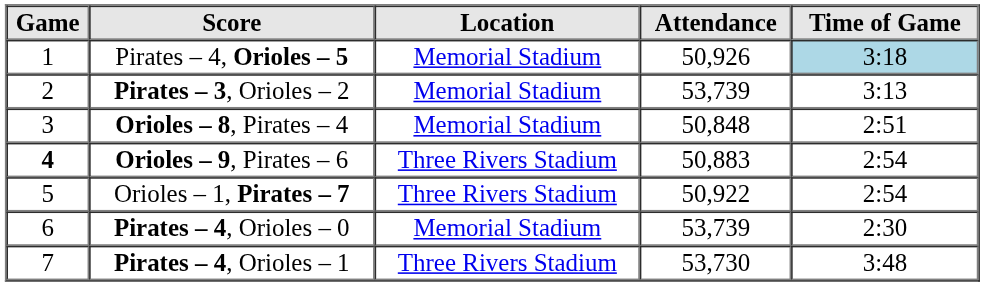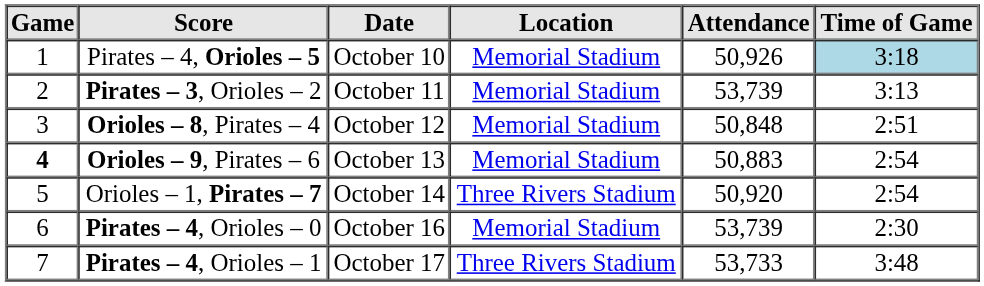+ column: (389, 22)
(507, 159) Three Rivers Stadium -> (566, 159) Memorial Stadium
(716, 194) 50,922 -> (749, 194) 50,920
(716, 262) 53,730 -> (749, 262) 53,733
